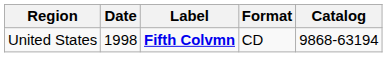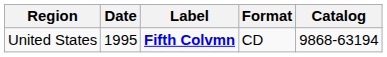(121, 39) 1998 -> (121, 39) 1995
